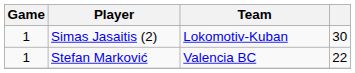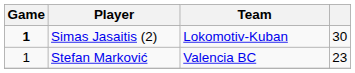(26, 36) normal -> (26, 36) bold
(340, 57) 22 -> (340, 57) 23
